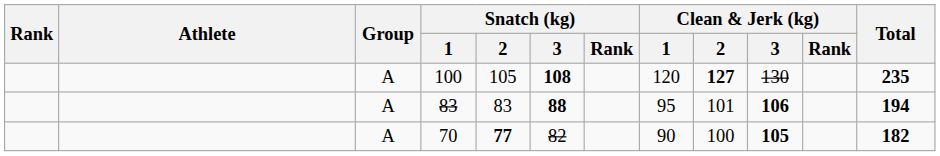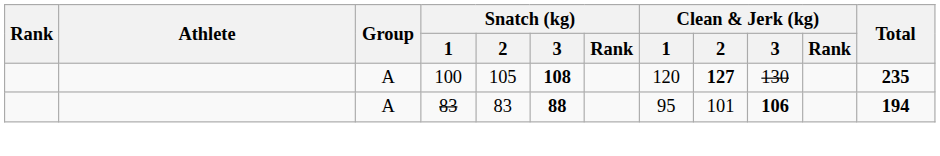- row: (448, 135)
